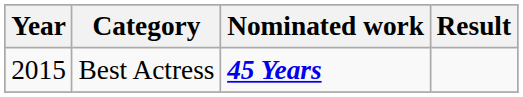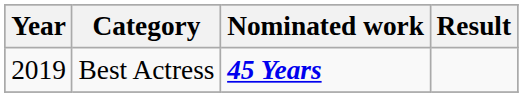(39, 69) 2015 -> (39, 69) 2019
